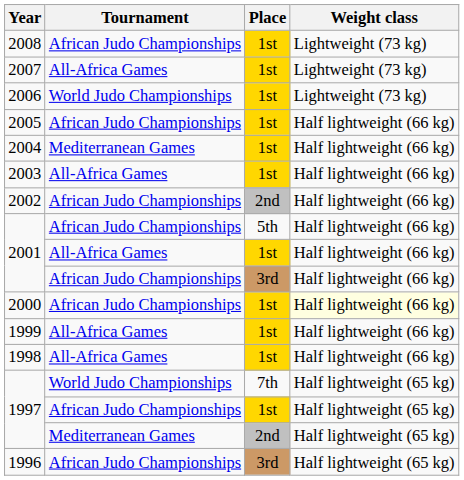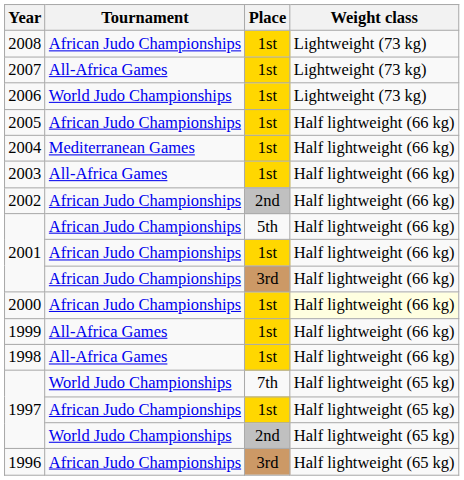(108, 252) All-Africa Games -> (145, 252) African Judo Championships
(122, 435) Mediterranean Games -> (140, 435) World Judo Championships
